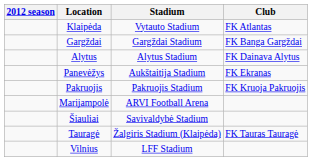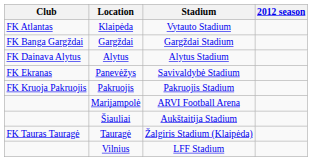columns swapped: (265, 12) <-> (31, 12)
(167, 73) Aukštaitija Stadium -> (199, 73) Savivaldybė Stadium
(167, 118) Savivaldybė Stadium -> (199, 118) Aukštaitija Stadium
